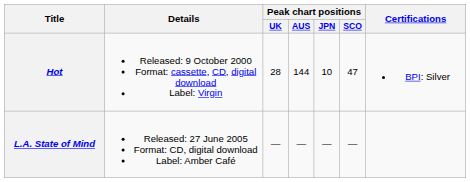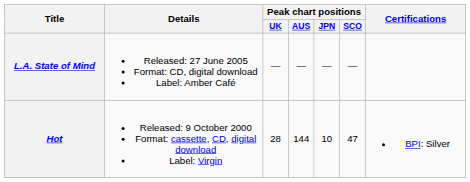rows swapped: (55, 72) <-> (55, 144)
